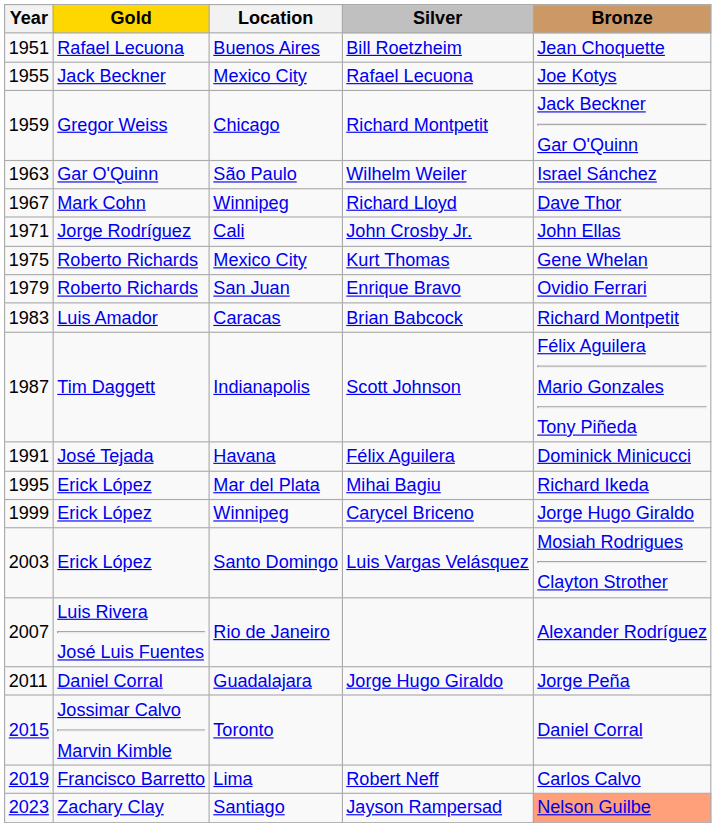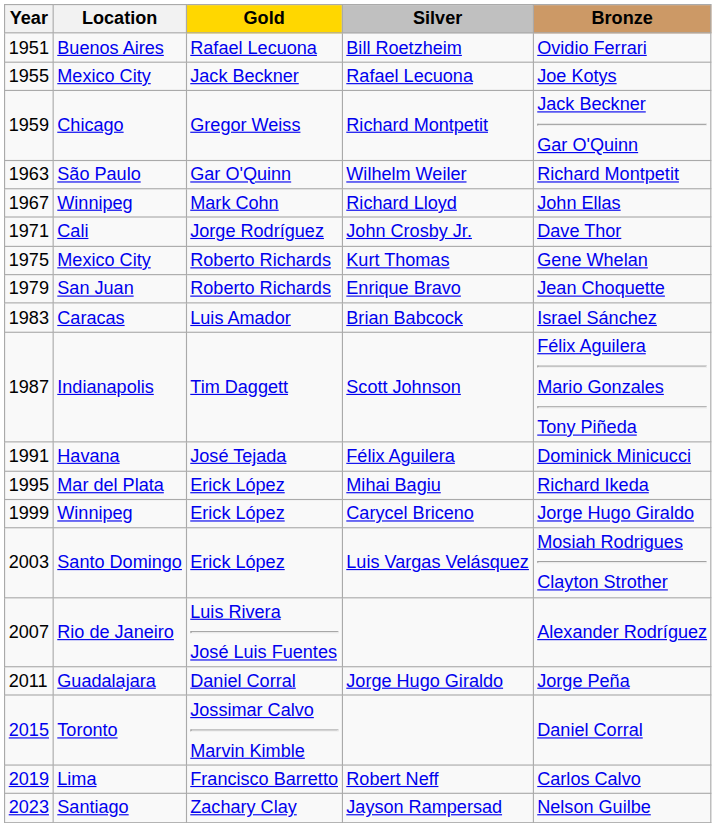columns swapped: (276, 18) <-> (131, 18)
(601, 47) Jean Choquette -> (592, 47) Ovidio Ferrari
(597, 174) Israel Sánchez -> (608, 174) Richard Montpetit
(579, 202) Dave Thor -> (579, 202) John Ellas
(579, 231) John Ellas -> (579, 231) Dave Thor
(592, 288) Ovidio Ferrari -> (601, 288) Jean Choquette
(608, 317) Richard Montpetit -> (597, 317) Israel Sánchez
(594, 807) lightsalmon background -> (594, 807) no background
